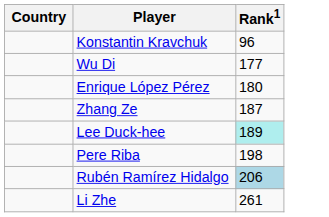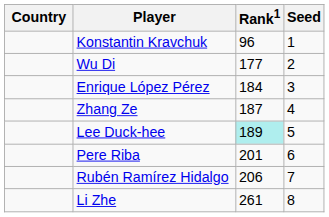+ column: (304, 17)
(251, 87) 180 -> (251, 87) 184
(251, 155) 198 -> (251, 155) 201
(251, 177) lightblue background -> (251, 177) no background
